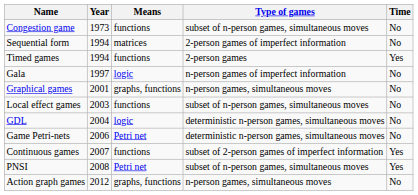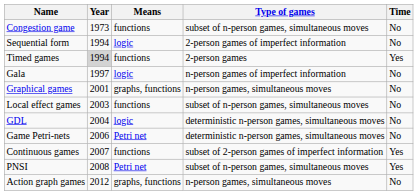(130, 43) matrices -> (123, 43) logic
(99, 58) no background -> (99, 58) lightgrey background
